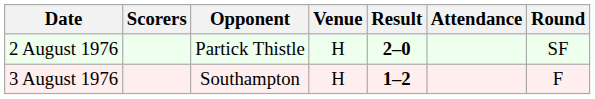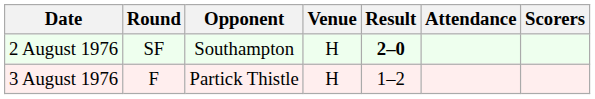columns swapped: (558, 19) <-> (157, 19)
(250, 49) Partick Thistle -> (244, 49) Southampton
(250, 78) Southampton -> (244, 78) Partick Thistle
(397, 78) bold -> (391, 78) normal
